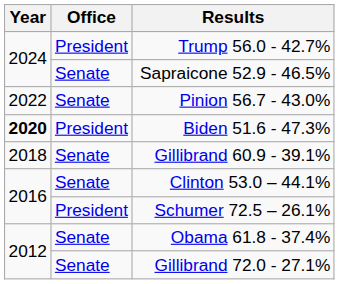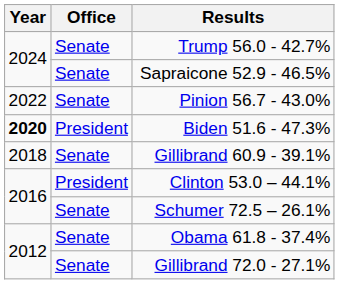(91, 45) President -> (82, 45) Senate
(82, 182) Senate -> (91, 182) President
(91, 210) President -> (82, 210) Senate
